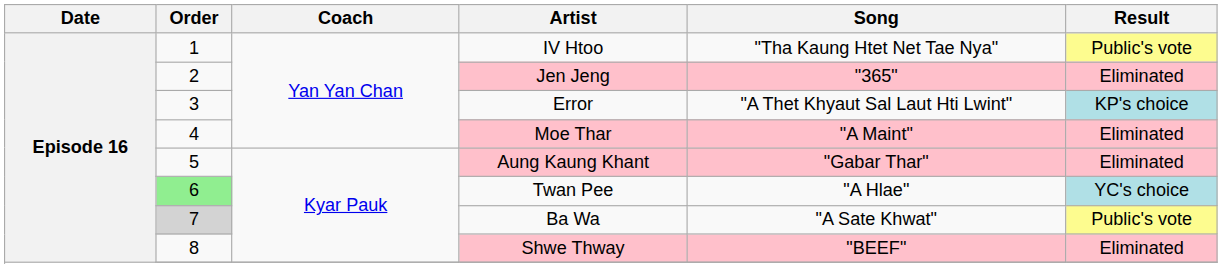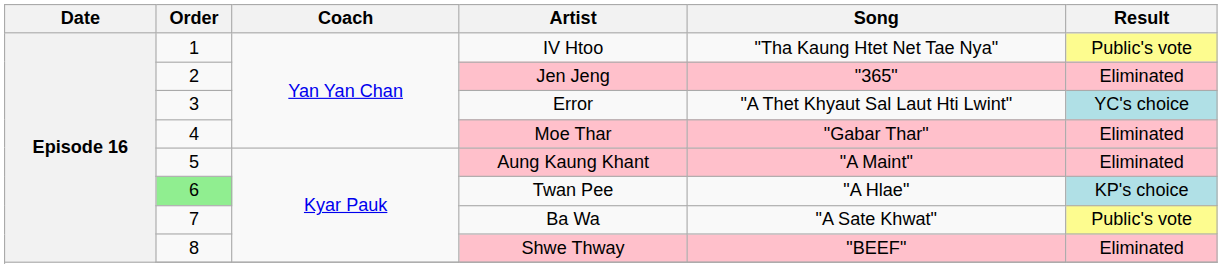(1142, 104) KP's choice -> (1142, 104) YC's choice
(876, 133) "A Maint" -> (876, 133) "Gabar Thar"
(876, 162) "Gabar Thar" -> (876, 162) "A Maint"
(1142, 190) YC's choice -> (1142, 190) KP's choice
(194, 219) lightgrey background -> (194, 219) no background
